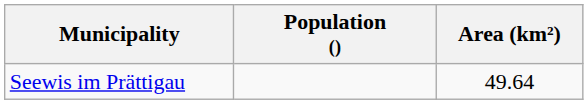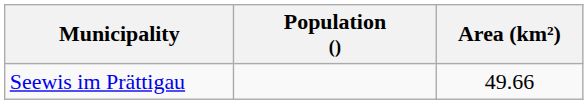(509, 81) 49.64 -> (509, 81) 49.66
